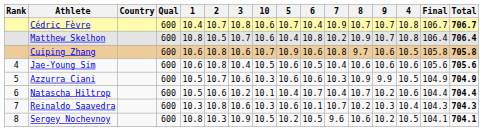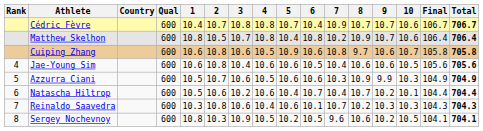columns swapped: (408, 11) <-> (264, 11)
